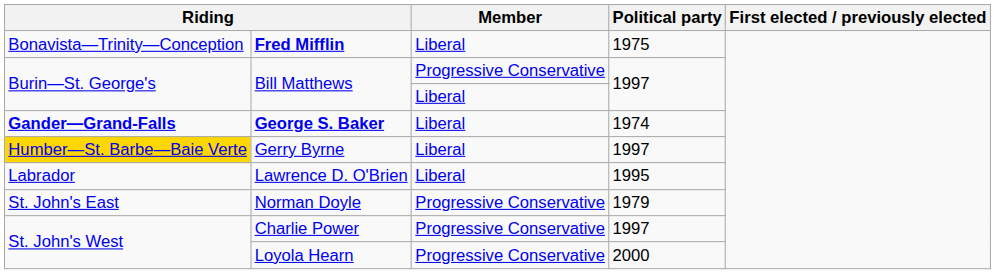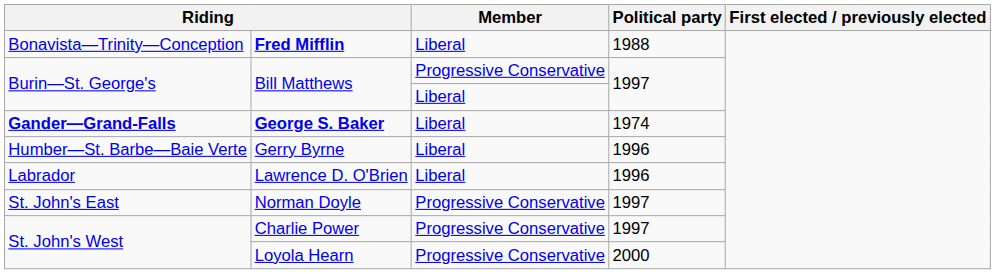(631, 44) 1975 -> (631, 44) 1988
(128, 149) gold background -> (128, 149) no background
(631, 149) 1997 -> (631, 149) 1996
(631, 176) 1995 -> (631, 176) 1996
(631, 202) 1979 -> (631, 202) 1997
